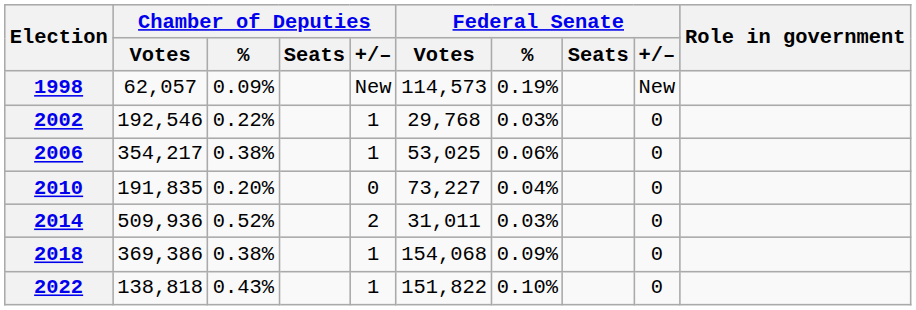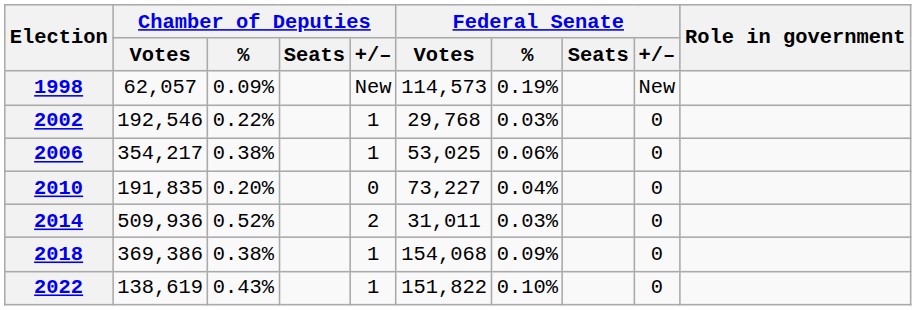(160, 288) 138,818 -> (160, 288) 138,619
